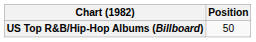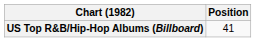(228, 28) 50 -> (228, 28) 41
